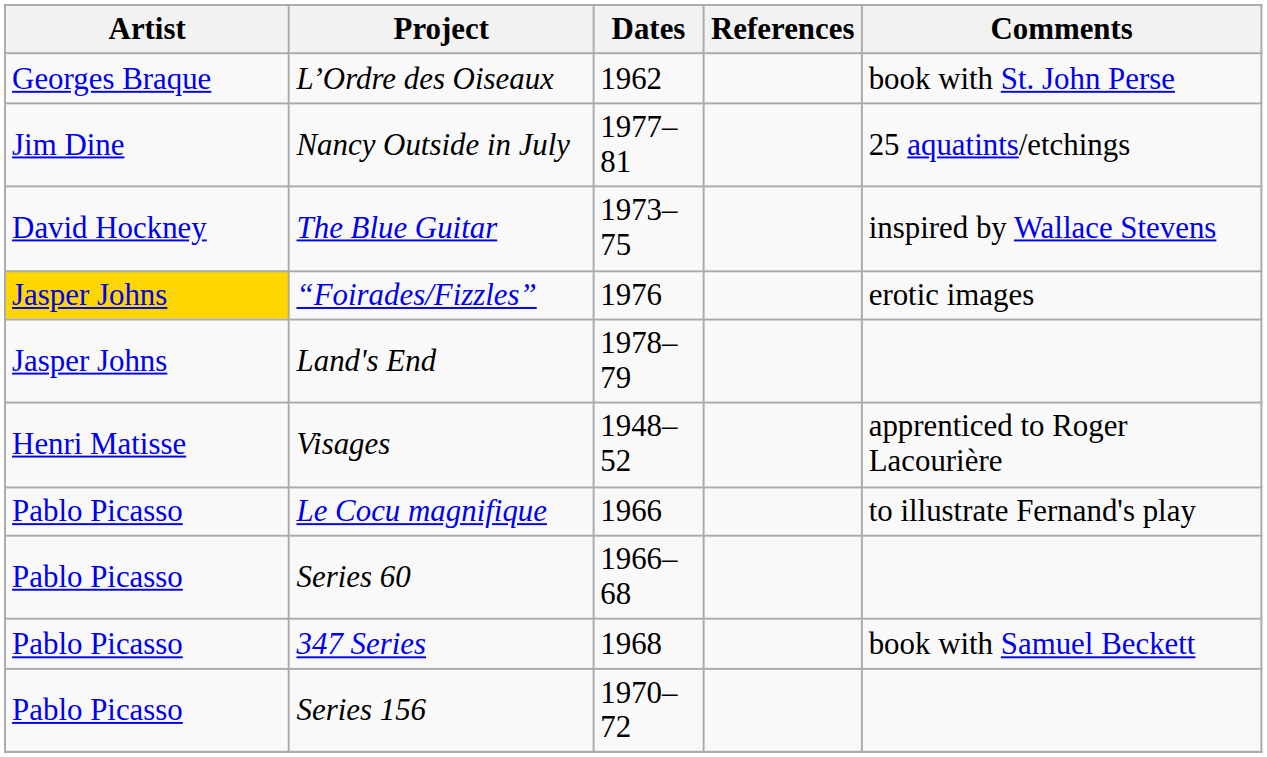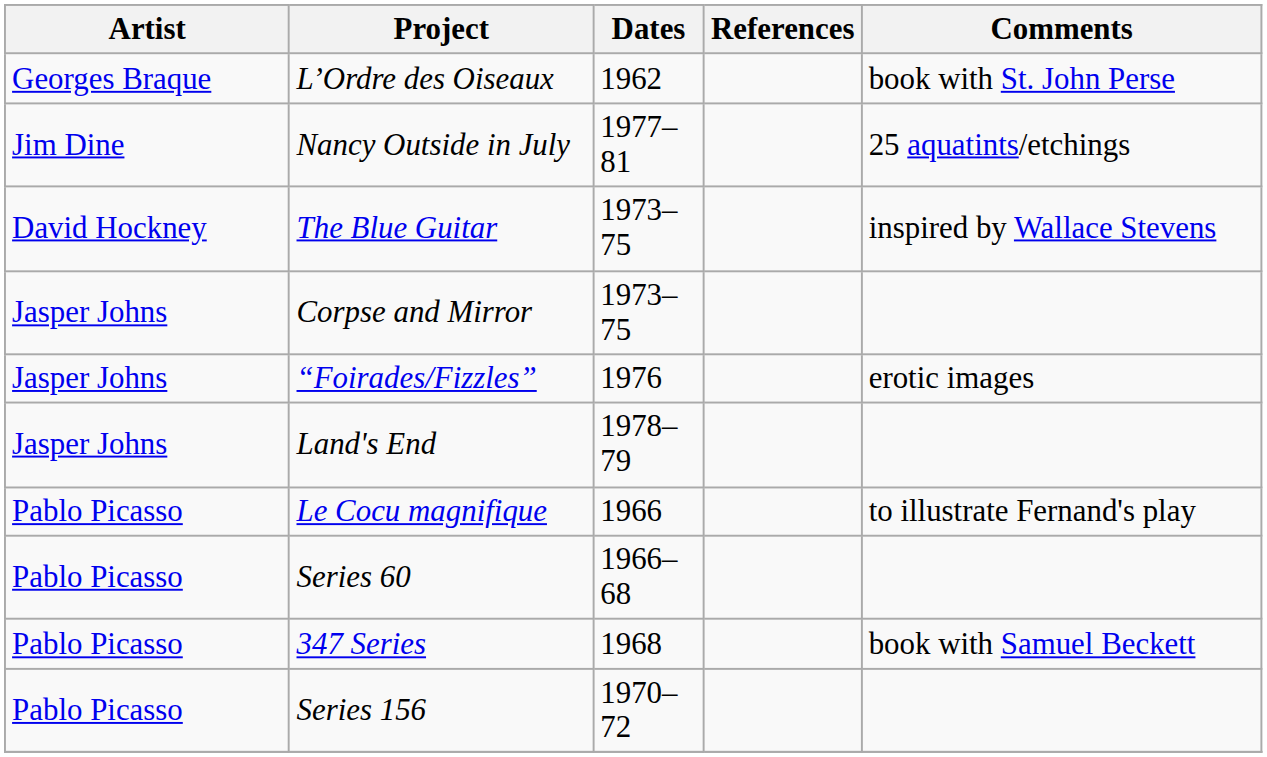+ row: (414, 311)
(90, 294) gold background -> (90, 378) no background
- row: (343, 444)
